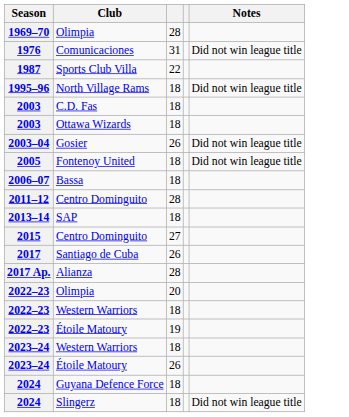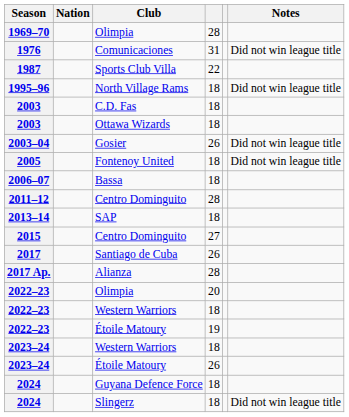+ column: (73, 13)
